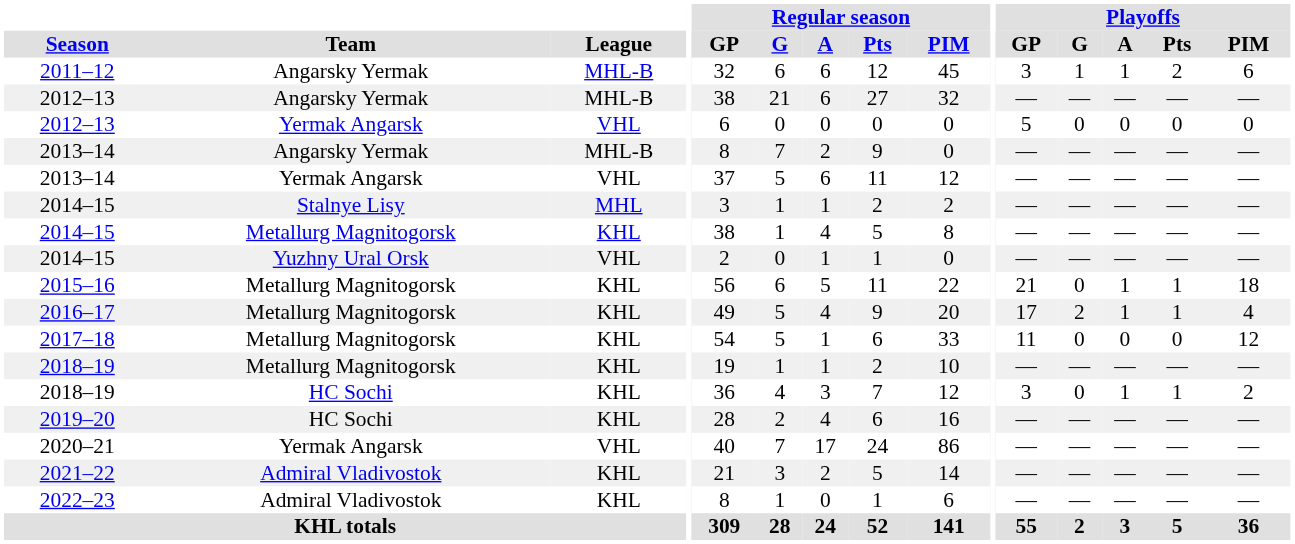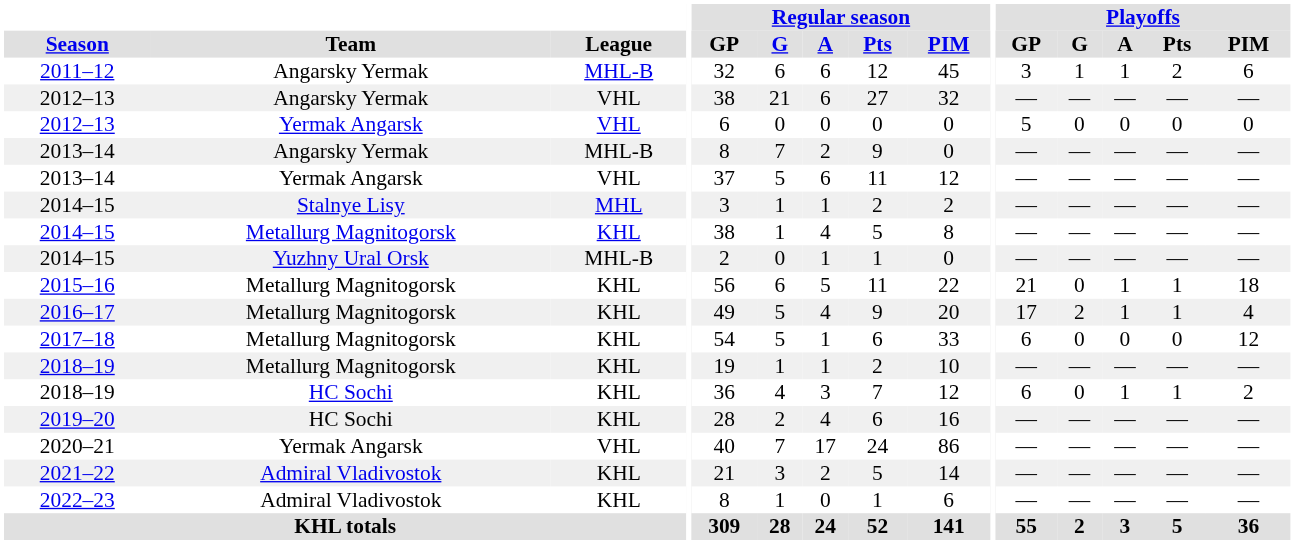(619, 97) MHL-B -> (619, 97) VHL
(619, 258) VHL -> (619, 258) MHL-B
(1026, 338) 11 -> (1026, 338) 6
(1026, 392) 3 -> (1026, 392) 6
